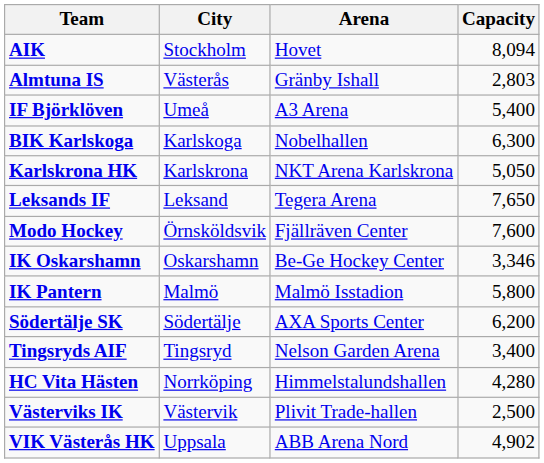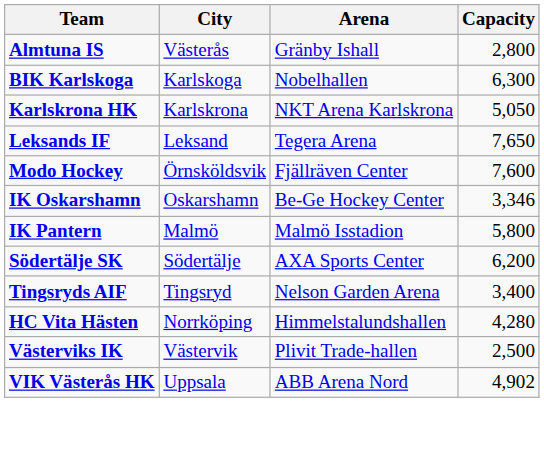- row: (27, 49)
(513, 79) 2,803 -> (513, 49) 2,800
- row: (66, 110)
